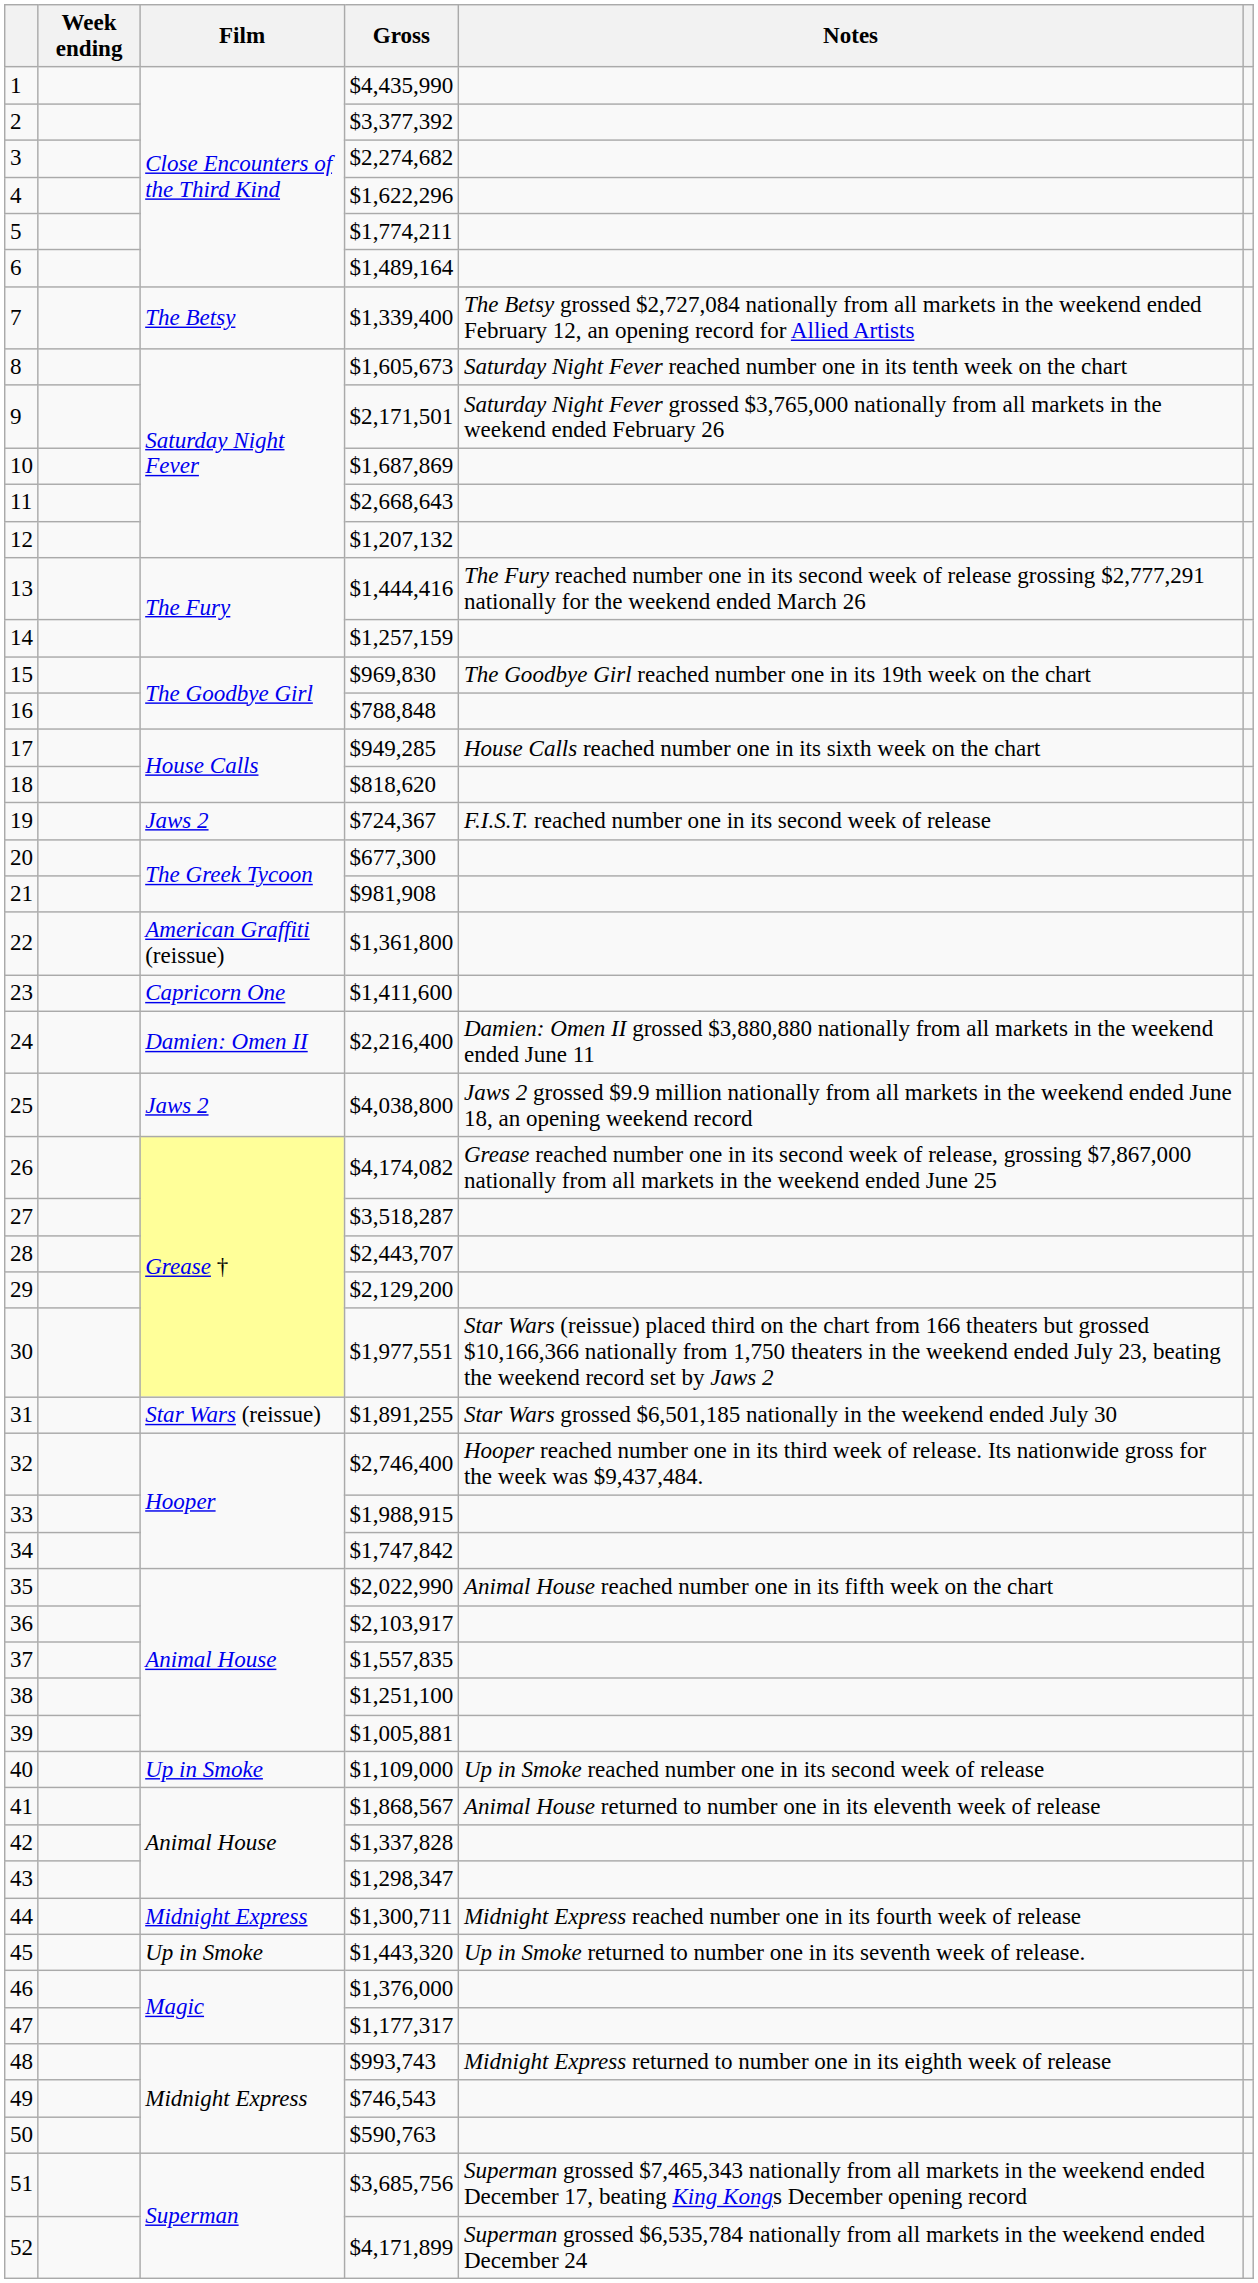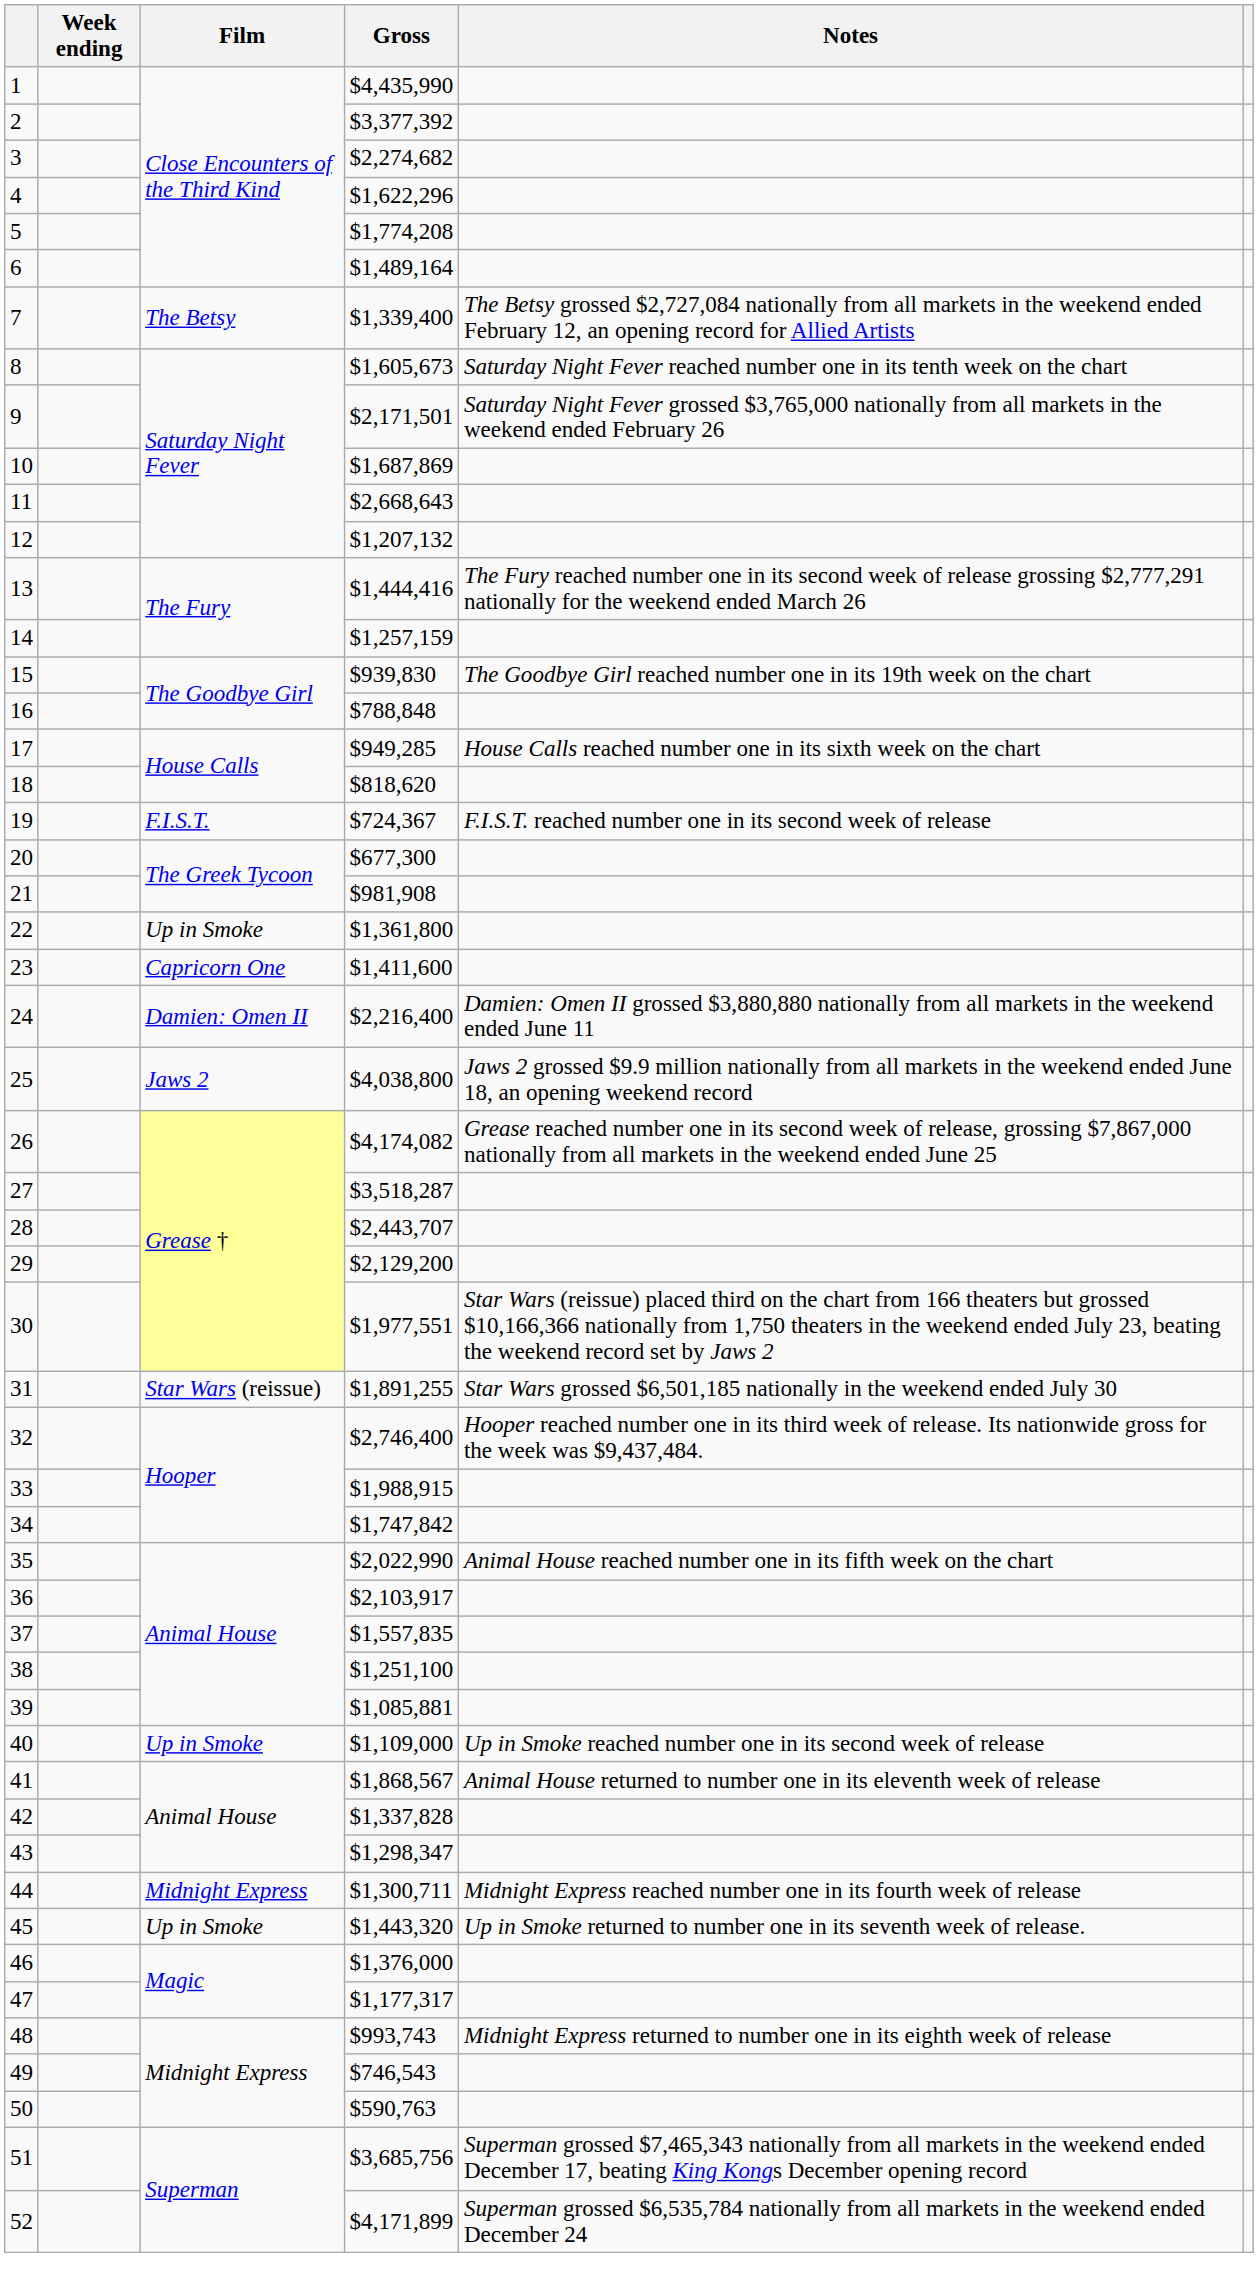(401, 231) $1,774,211 -> (401, 231) $1,774,208
(393, 674) $969,830 -> (393, 674) $939,830
(177, 820) Jaws 2 -> (177, 820) F.I.S.T.
(227, 943) American Graffiti (reissue) -> (204, 930) Up in Smoke
(401, 1732) $1,005,881 -> (401, 1707) $1,085,881
